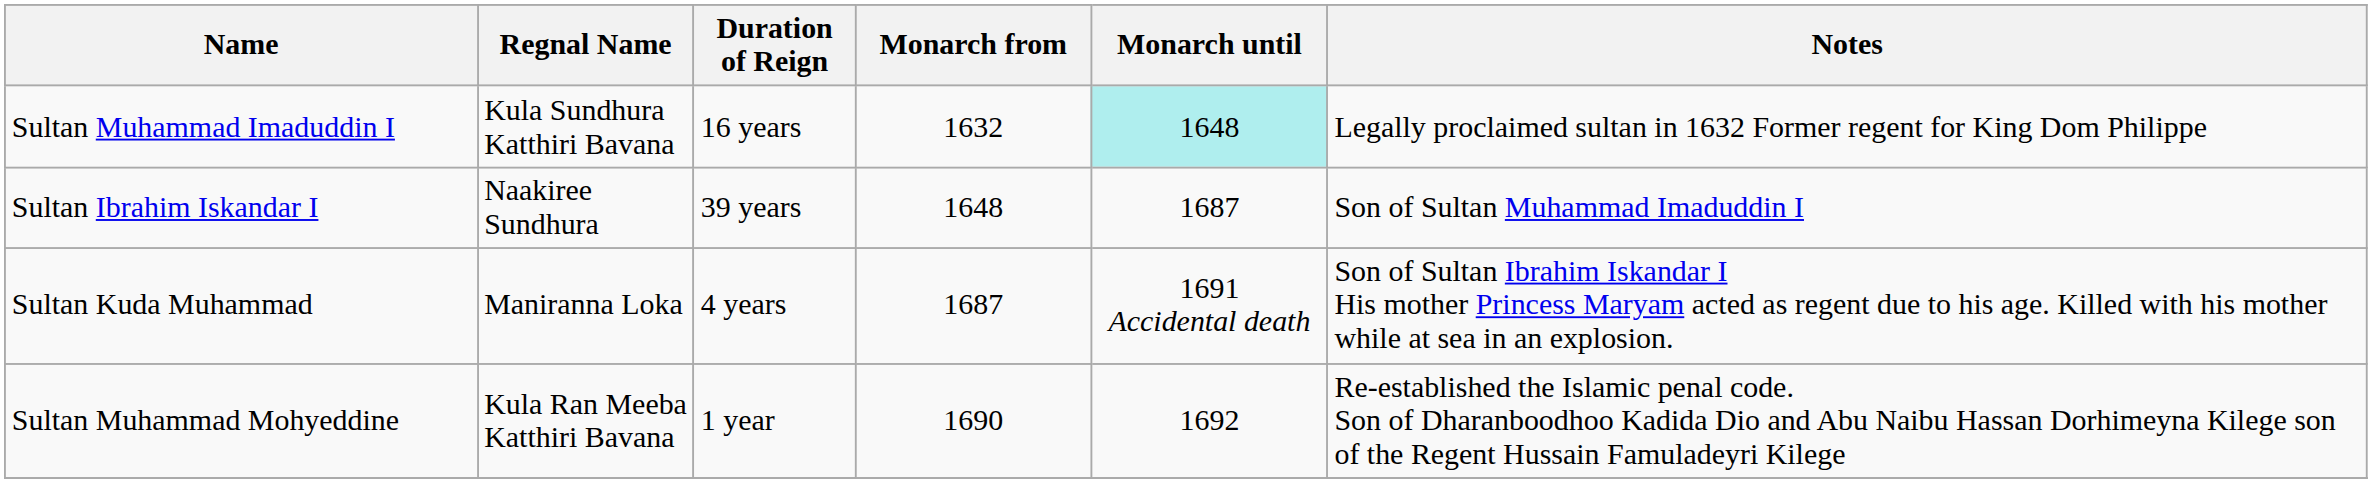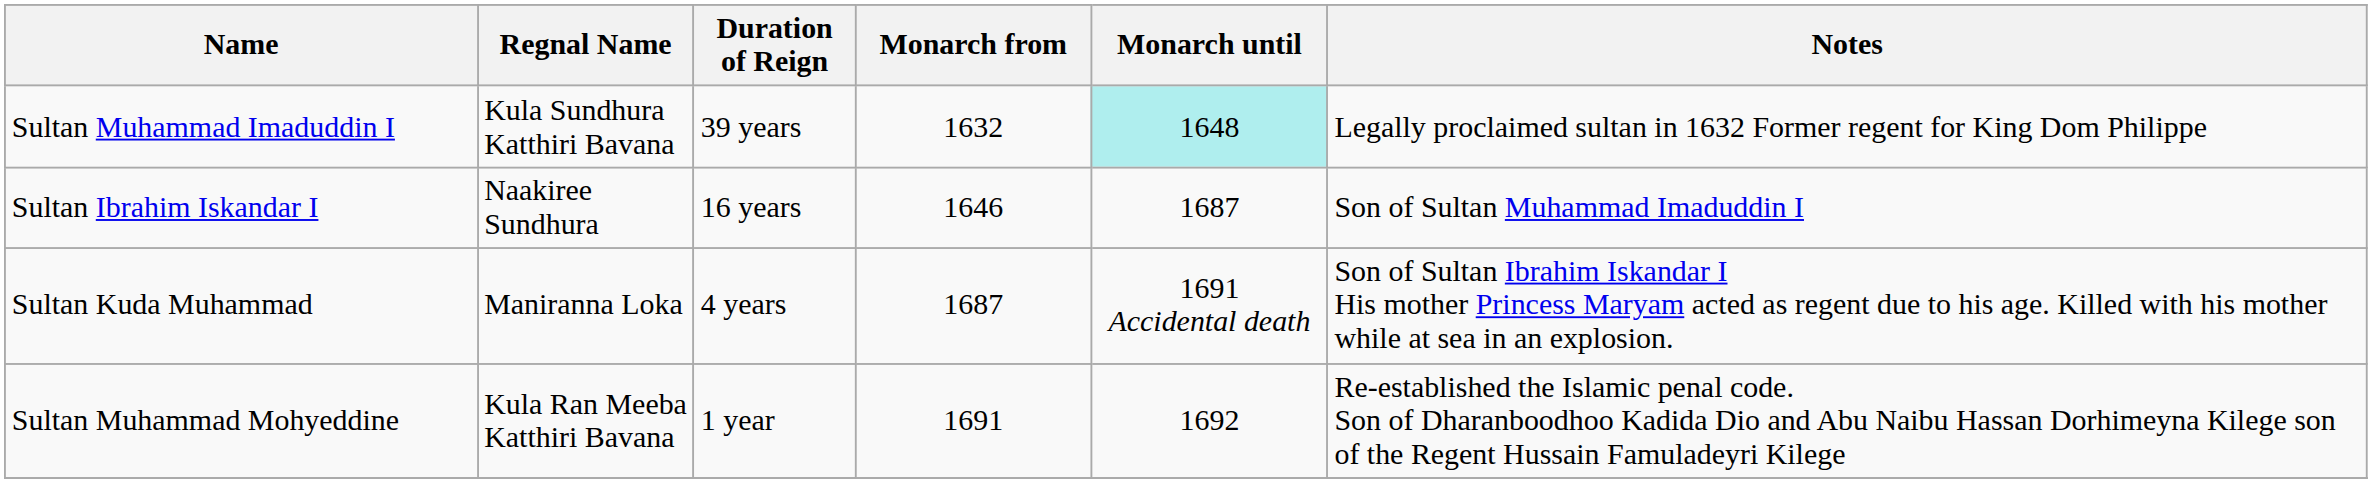(751, 126) 16 years -> (751, 126) 39 years
(751, 207) 39 years -> (751, 207) 16 years
(973, 207) 1648 -> (973, 207) 1646
(973, 419) 1690 -> (973, 419) 1691
